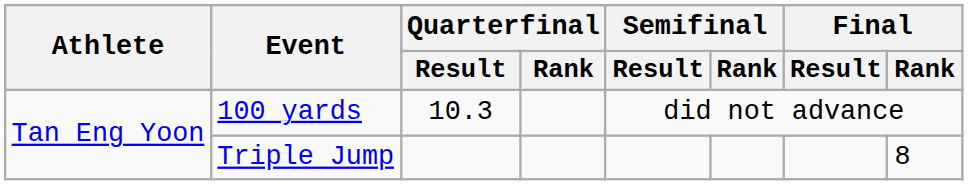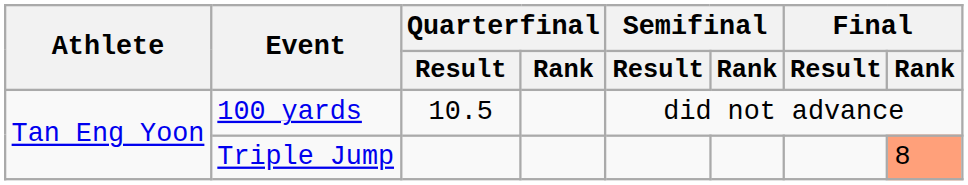(461, 112) 10.3 -> (461, 112) 10.5
(902, 157) no background -> (902, 157) lightsalmon background
